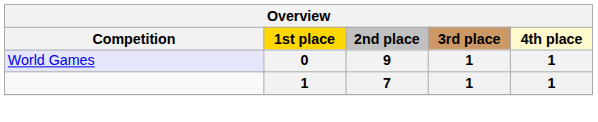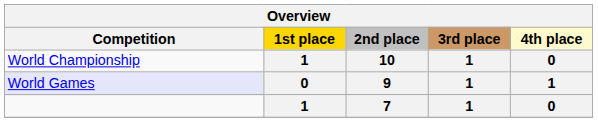+ row: (387, 61)
(552, 84) 1 -> (552, 106) 0
